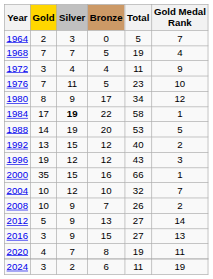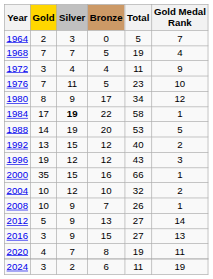(180, 191) 7 -> (180, 191) 2
(180, 206) 2 -> (180, 206) 1
